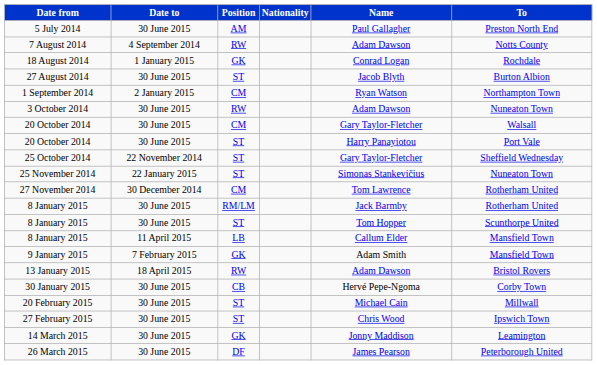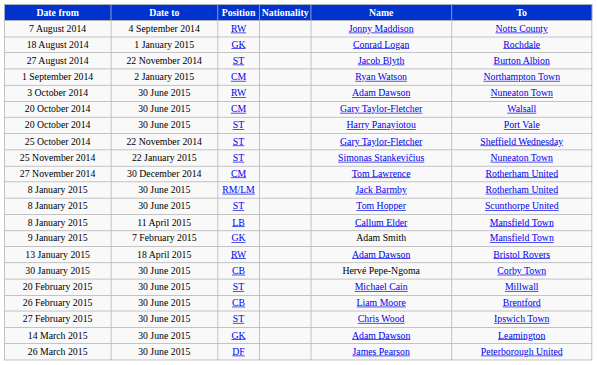- row: (58, 29)
(381, 45) Adam Dawson -> (381, 29) Jonny Maddison
(164, 77) 30 June 2015 -> (164, 61) 22 November 2014
+ row: (58, 303)
(381, 335) Jonny Maddison -> (381, 335) Adam Dawson
